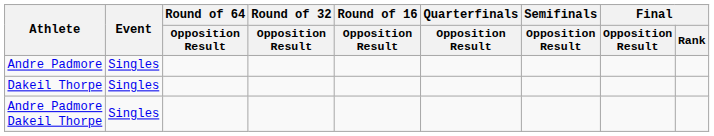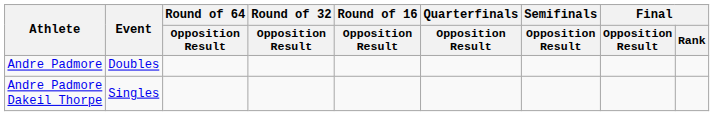(134, 65) Singles -> (134, 65) Doubles
- row: (55, 86)
